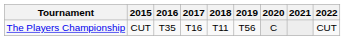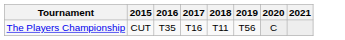- column: (327, 12)
